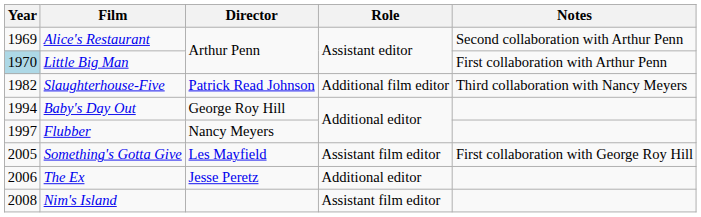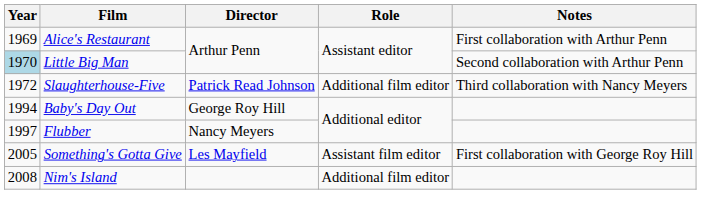(570, 39) Second collaboration with Arthur Penn -> (561, 39) First collaboration with Arthur Penn
(561, 62) First collaboration with Arthur Penn -> (570, 62) Second collaboration with Arthur Penn
(22, 85) 1982 -> (22, 85) 1972
- row: (64, 177)
(381, 200) Assistant film editor -> (385, 177) Additional film editor
